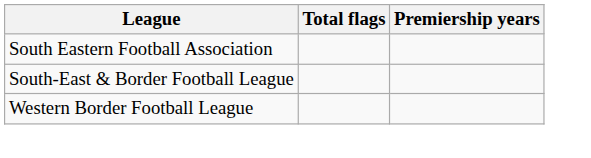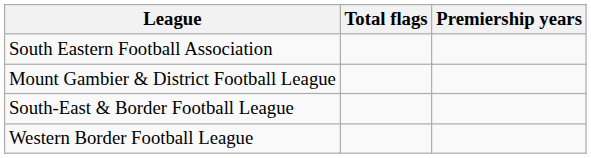+ row: (172, 78)
